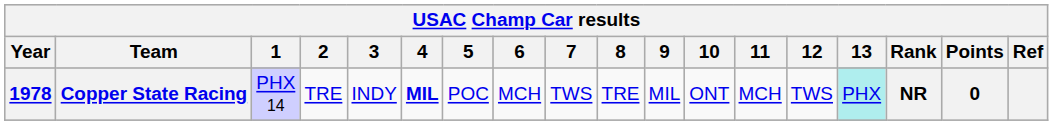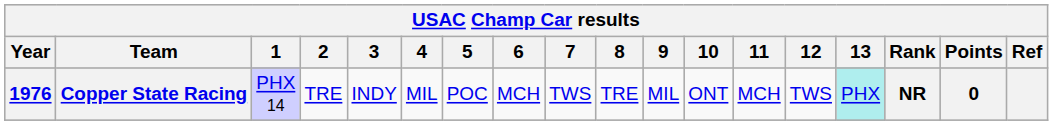(30, 94) 1978 -> (30, 94) 1976
(422, 94) bold -> (422, 94) normal
